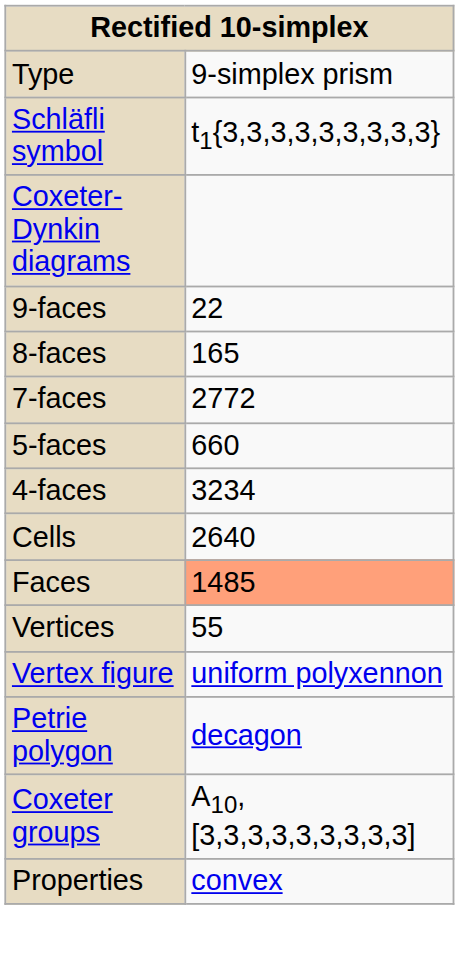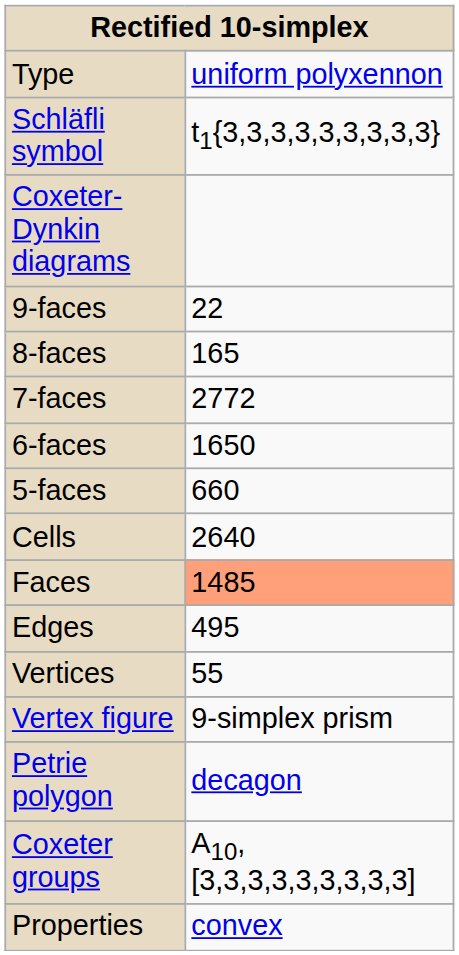(292, 73) 9-simplex prism -> (317, 73) uniform polyxennon
+ row: (59, 445)
- row: (59, 490)
+ row: (53, 627)
(317, 673) uniform polyxennon -> (292, 719) 9-simplex prism
